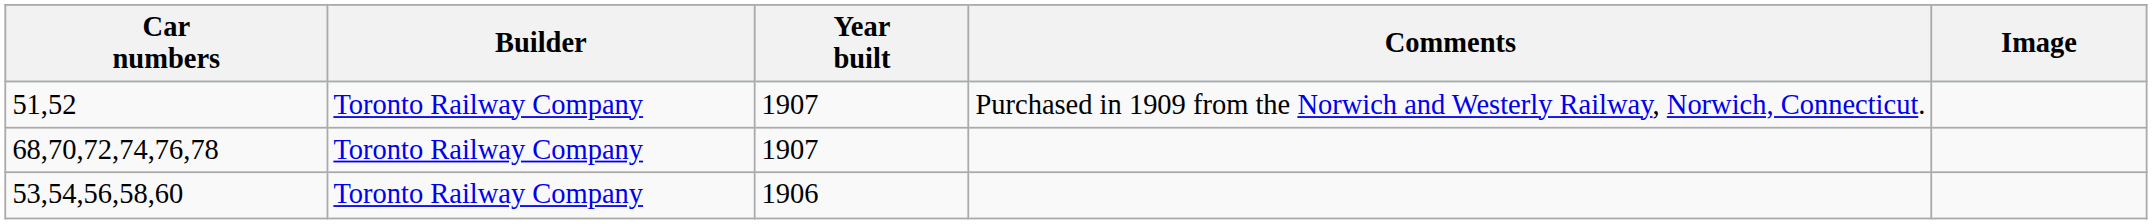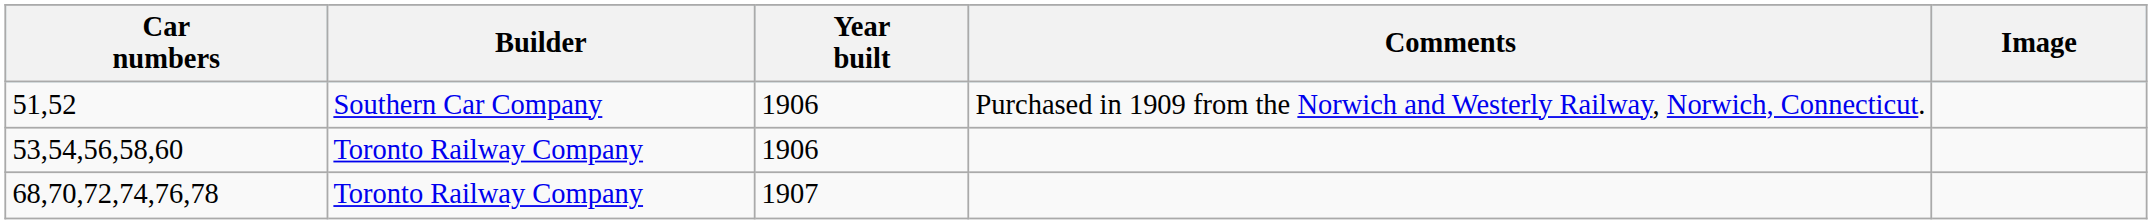(488, 104) Toronto Railway Company -> (468, 104) Southern Car Company
(790, 104) 1907 -> (790, 104) 1906
rows swapped: (98, 194) <-> (116, 149)
